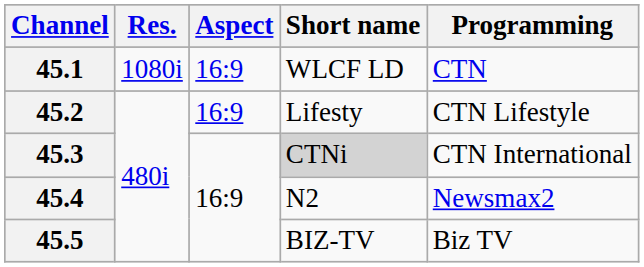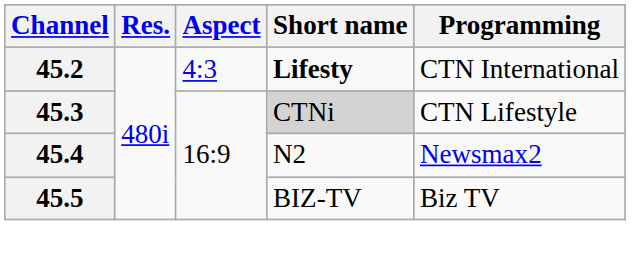- row: (60, 68)
(219, 111) 16:9 -> (200, 68) 4:3
(324, 111) normal -> (313, 68) bold
(511, 111) CTN Lifestyle -> (520, 68) CTN International
(532, 154) CTN International -> (498, 111) CTN Lifestyle
